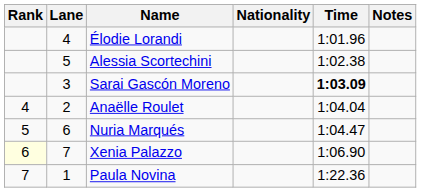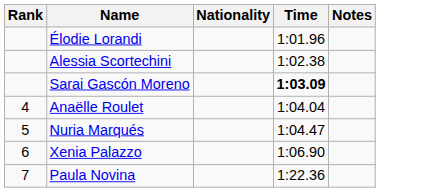- column: (66, 15)
(25, 152) lightyellow background -> (25, 152) no background
